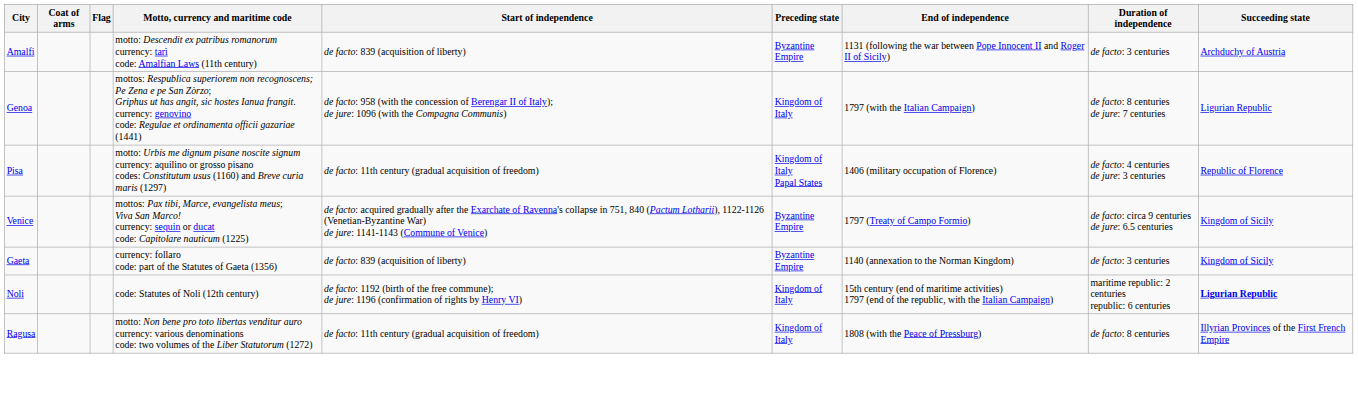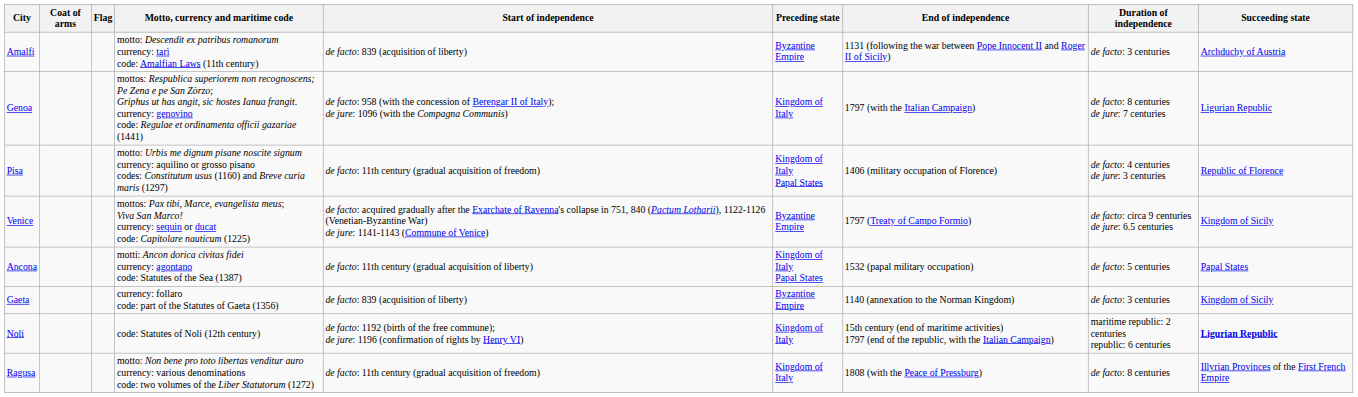+ row: (22, 266)
